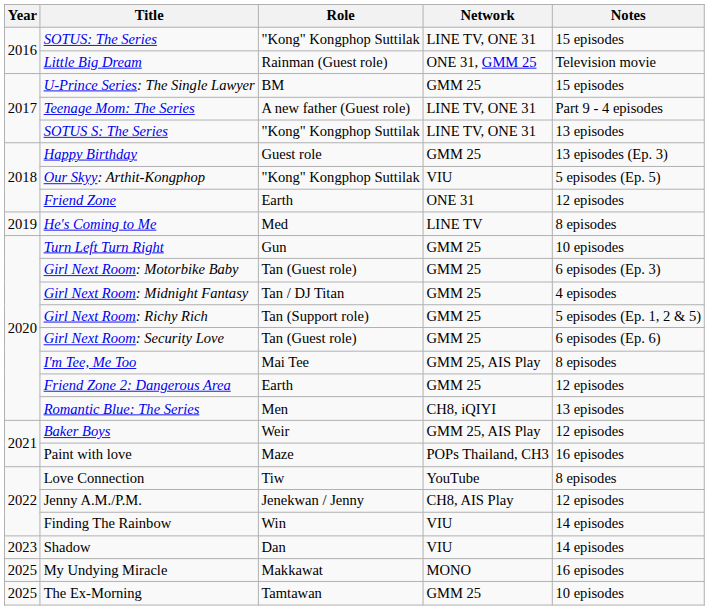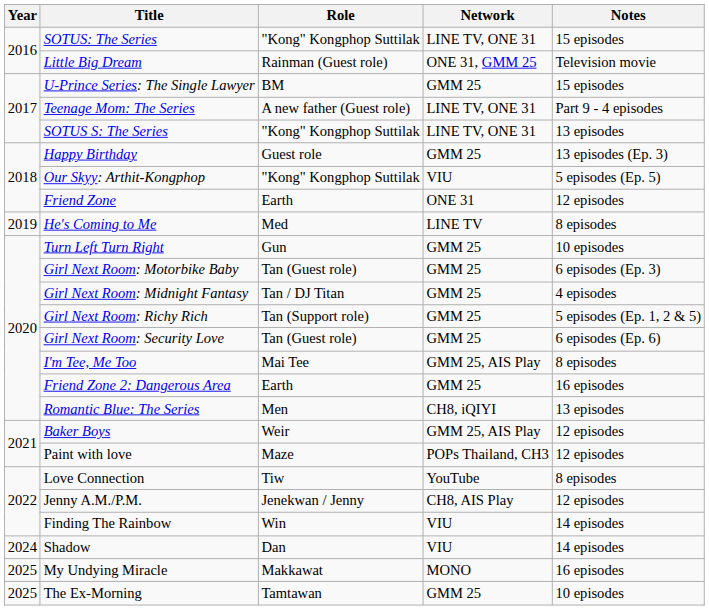(590, 385) 12 episodes -> (590, 385) 16 episodes
(590, 454) 16 episodes -> (590, 454) 12 episodes
(22, 547) 2023 -> (22, 547) 2024
